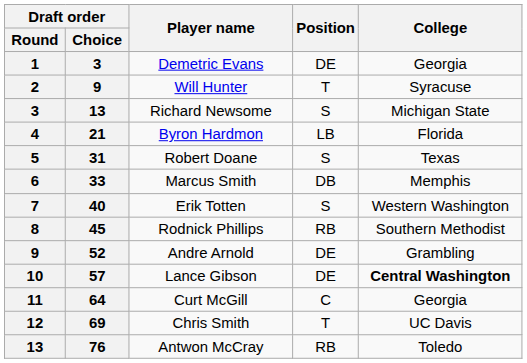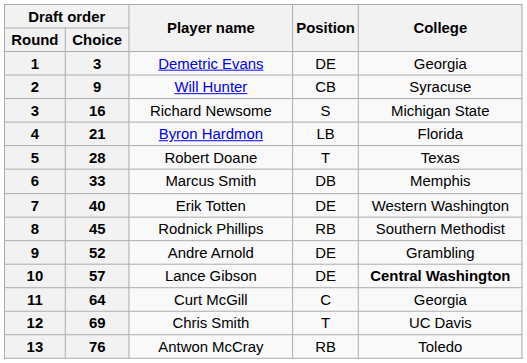(326, 87) T -> (326, 87) CB
(97, 111) 13 -> (97, 111) 16
(97, 158) 31 -> (97, 158) 28
(326, 158) S -> (326, 158) T
(326, 205) S -> (326, 205) DE
